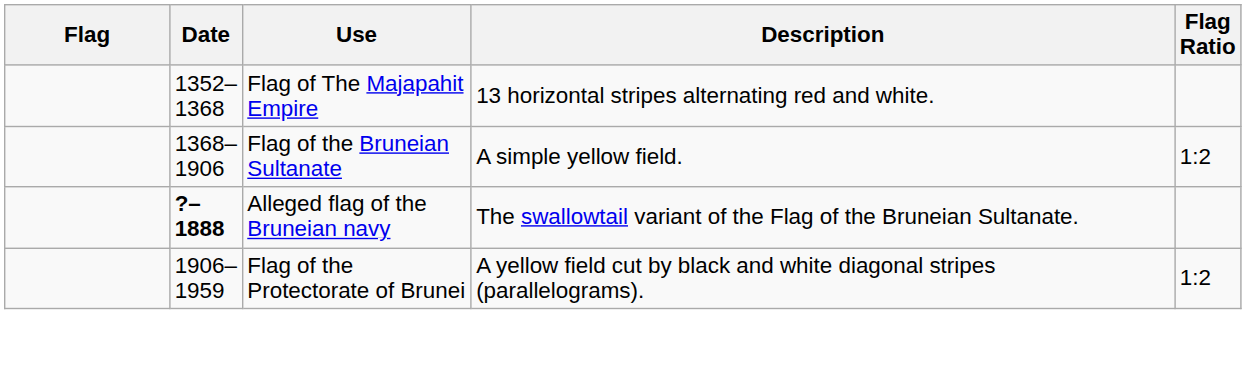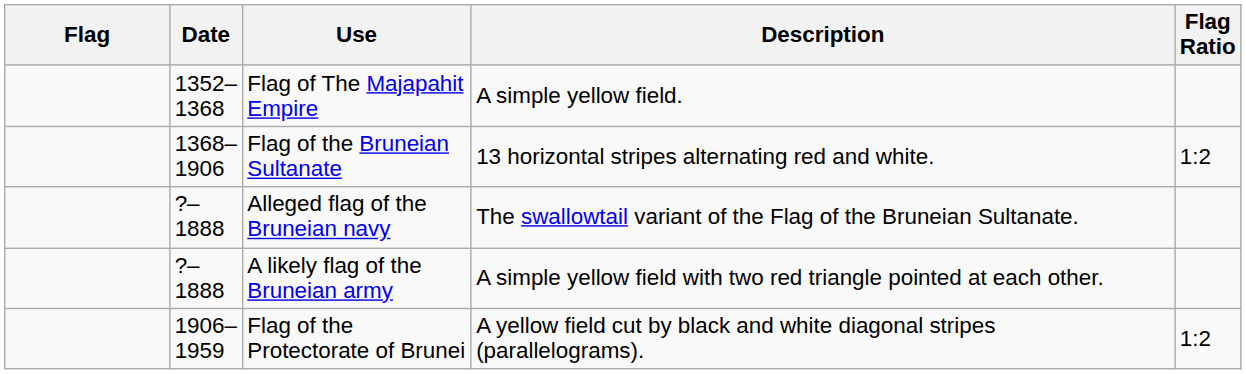(705, 95) 13 horizontal stripes alternating red and white. -> (579, 95) A simple yellow field.
(579, 156) A simple yellow field. -> (705, 156) 13 horizontal stripes alternating red and white.
(200, 217) bold -> (200, 217) normal
+ row: (334, 277)
